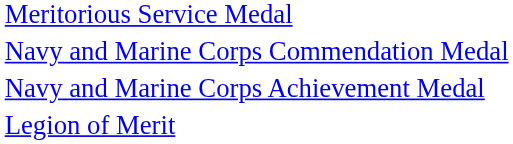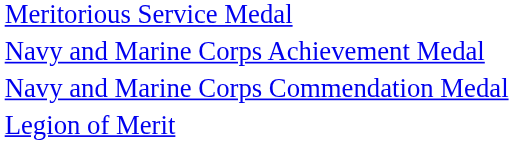rows swapped: (257, 51) <-> (245, 88)
